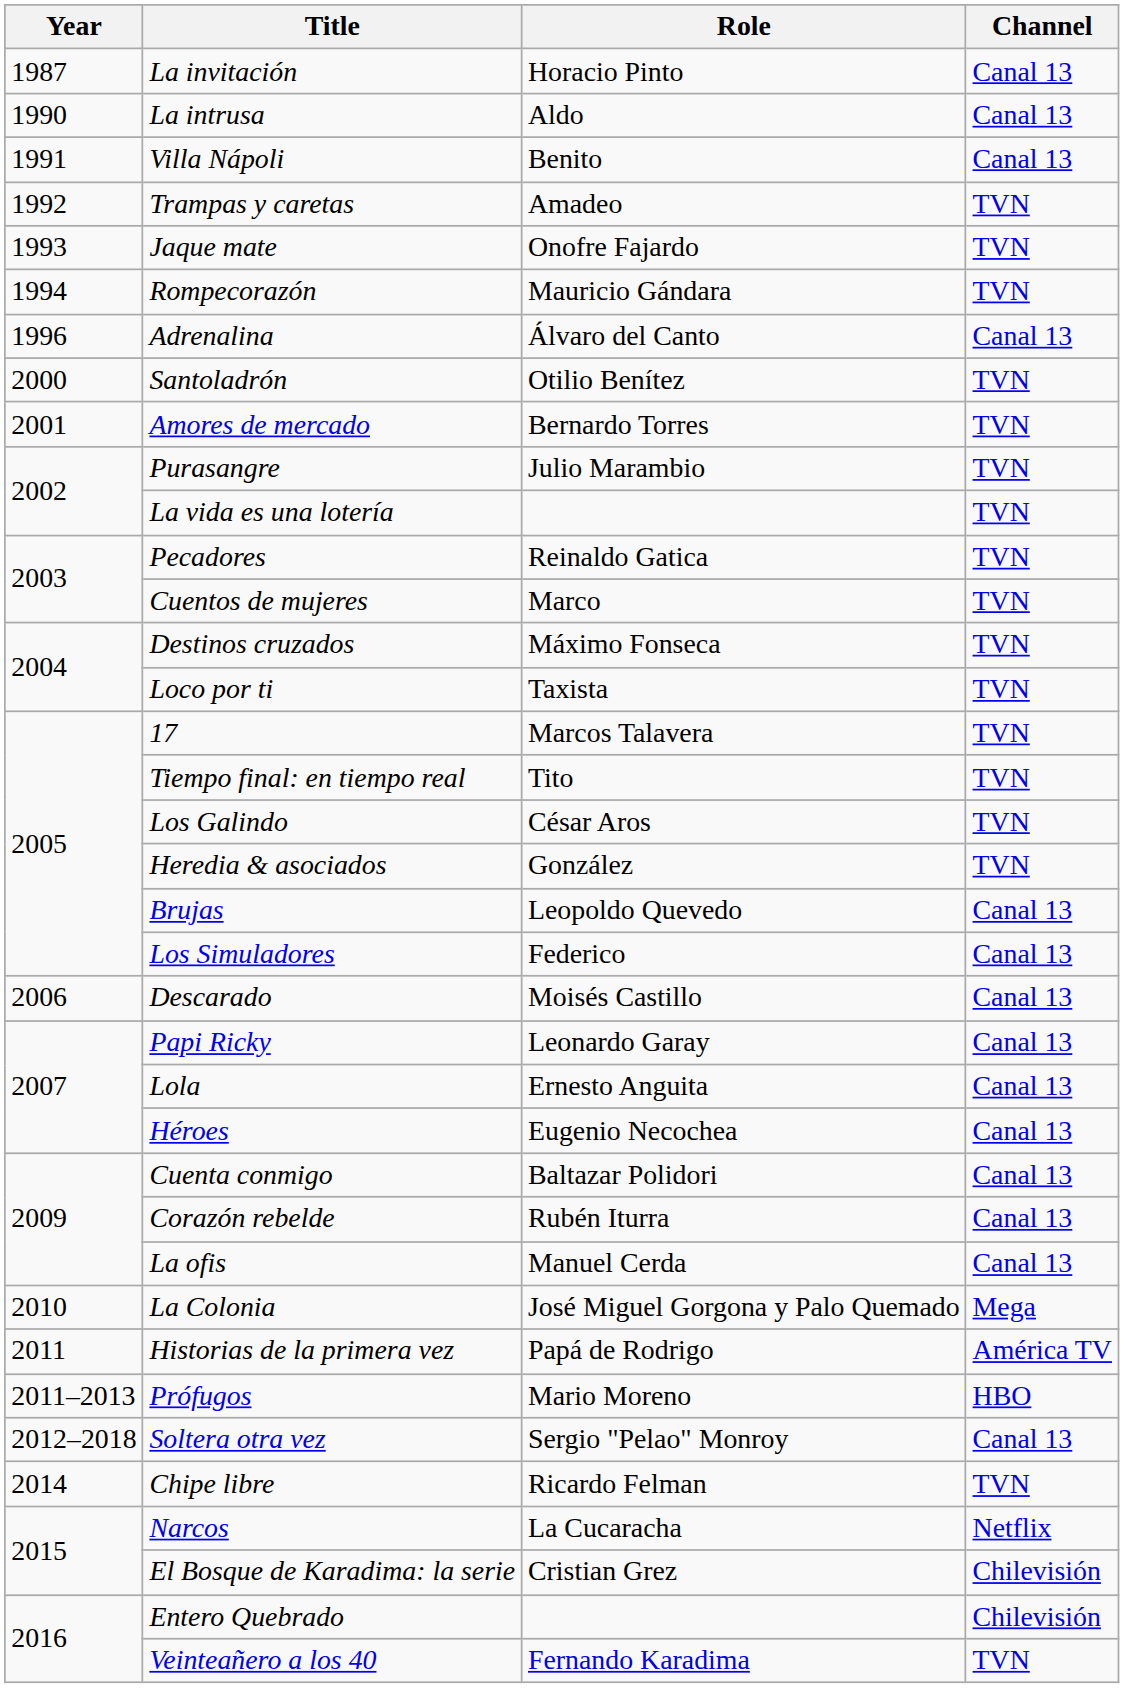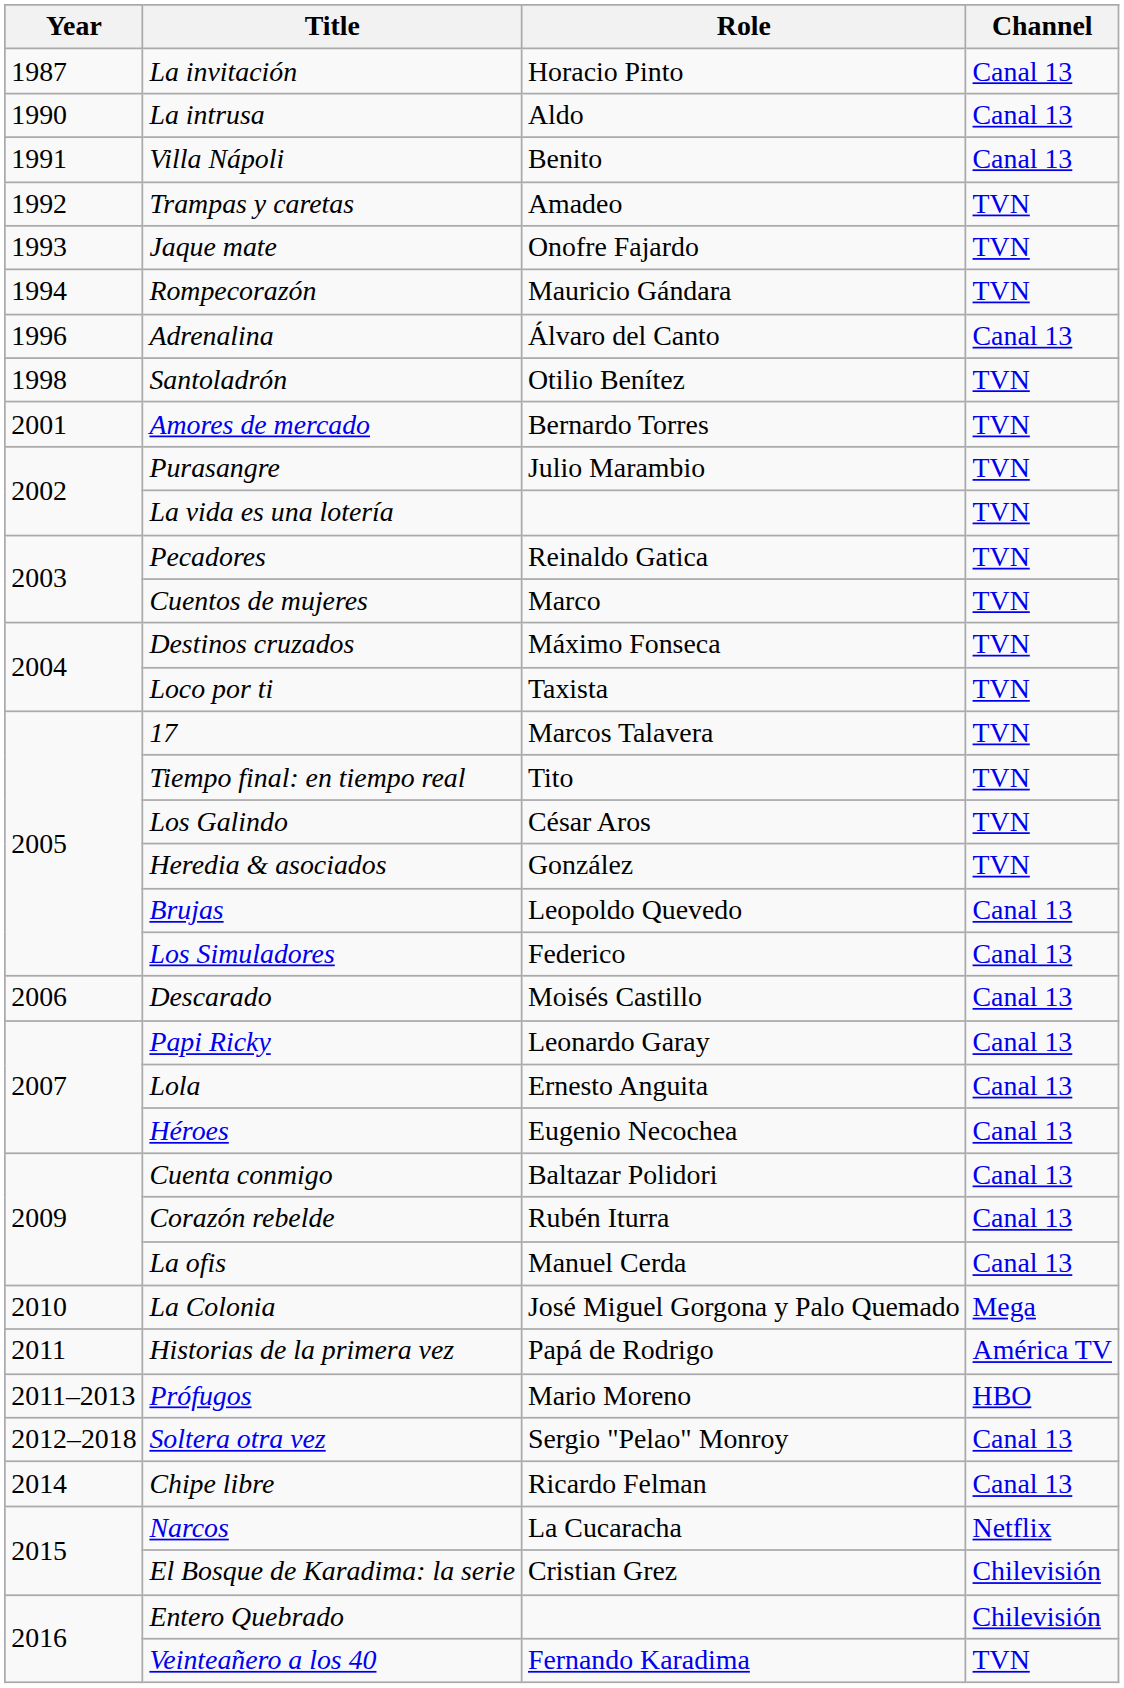(39, 379) 2000 -> (39, 379) 1998
(1001, 1483) TVN -> (1022, 1483) Canal 13
